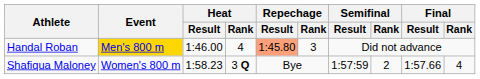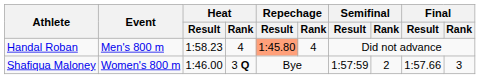(132, 48) gold background -> (132, 48) no background
(204, 48) 1:46.00 -> (204, 48) 1:58.23
(313, 48) 3 -> (313, 48) 4
(204, 65) 1:58.23 -> (204, 65) 1:46.00
(459, 65) 4 -> (459, 65) 3
